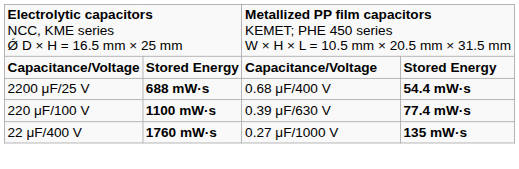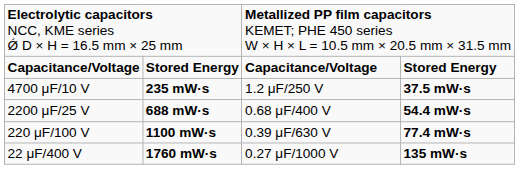+ row: (49, 89)
